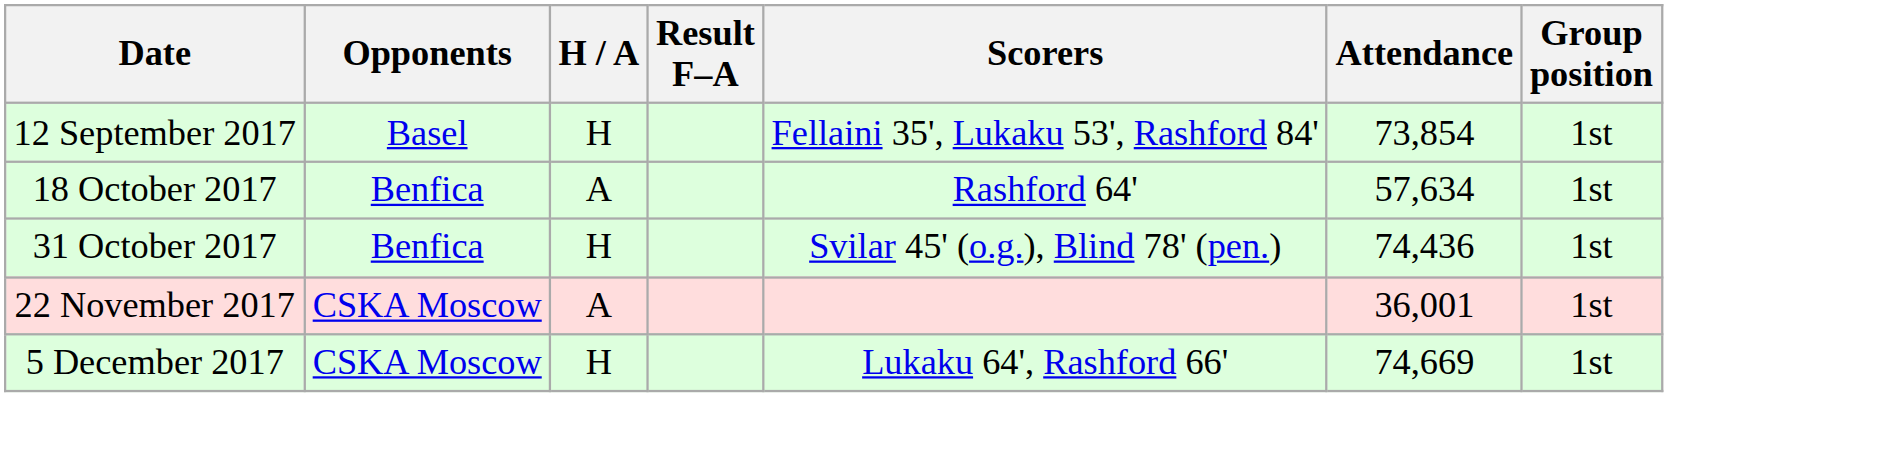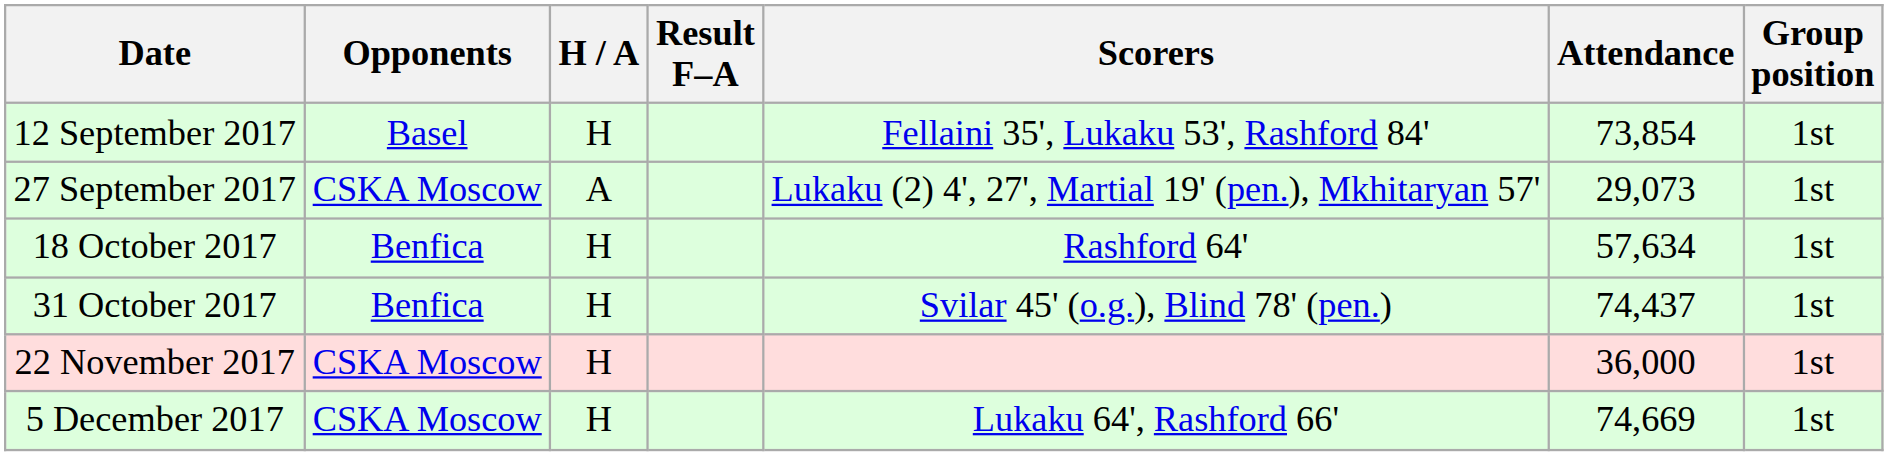+ row: (155, 189)
(599, 189) A -> (599, 246) H
(1424, 246) 74,436 -> (1646, 304) 74,437
(599, 304) A -> (599, 362) H
(1424, 304) 36,001 -> (1646, 362) 36,000
